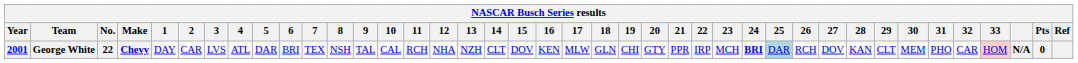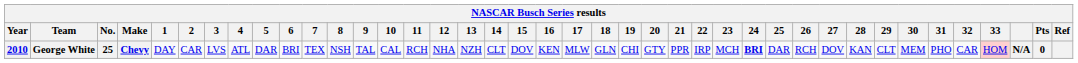(17, 49) 2001 -> (17, 49) 2010
(108, 49) 22 -> (108, 49) 25
(779, 49) lightblue background -> (779, 49) no background
